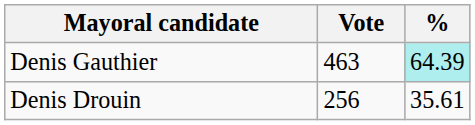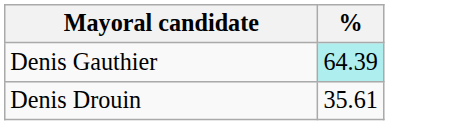- column: (361, 23)
